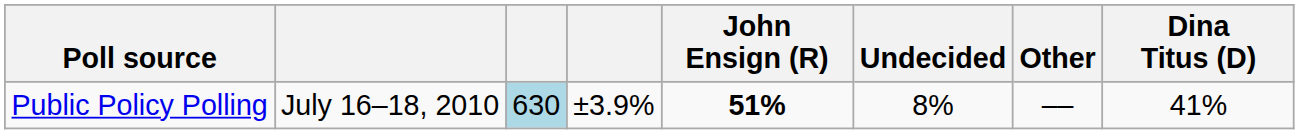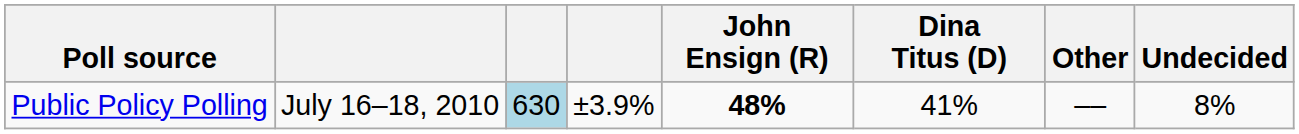columns swapped: (1198, 43) <-> (933, 59)
(757, 104) 51% -> (757, 104) 48%
